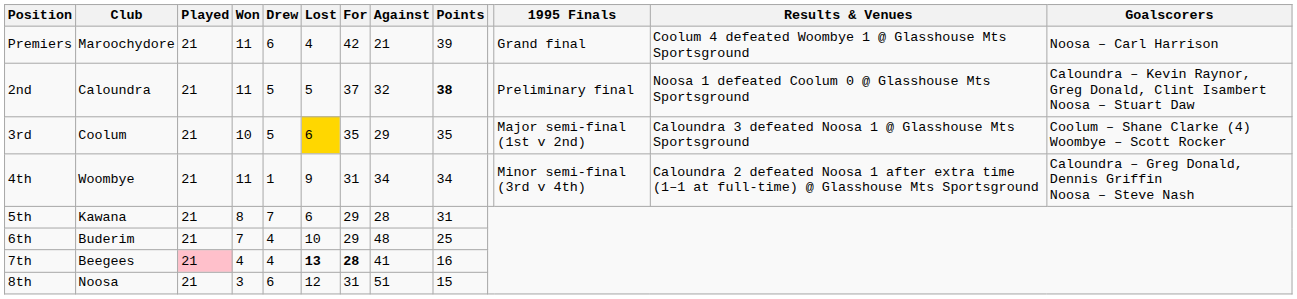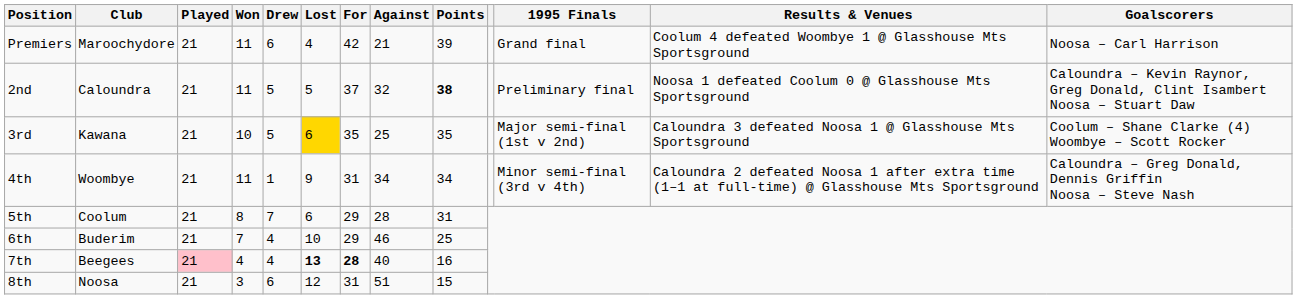(102, 135) Coolum -> (102, 135) Kawana
(382, 135) 29 -> (382, 135) 25
(102, 217) Kawana -> (102, 217) Coolum
(382, 239) 48 -> (382, 239) 46
(382, 261) 41 -> (382, 261) 40
